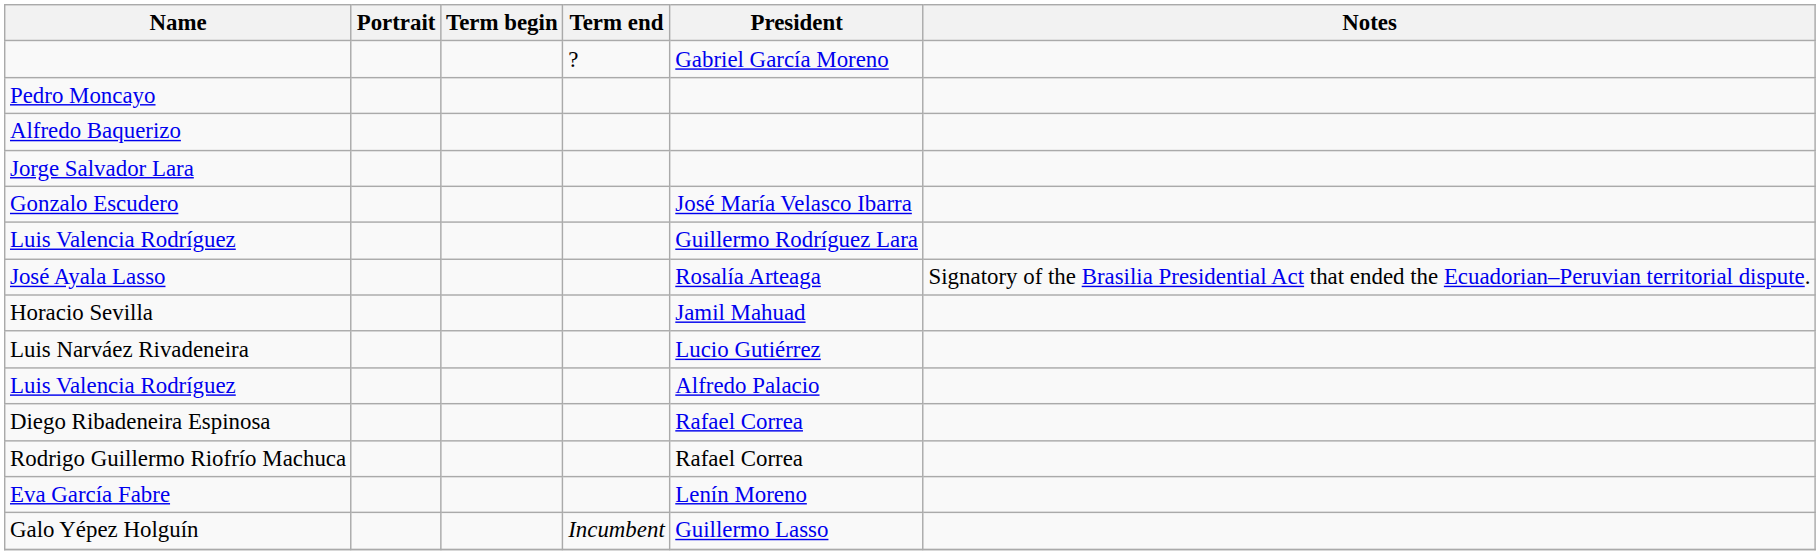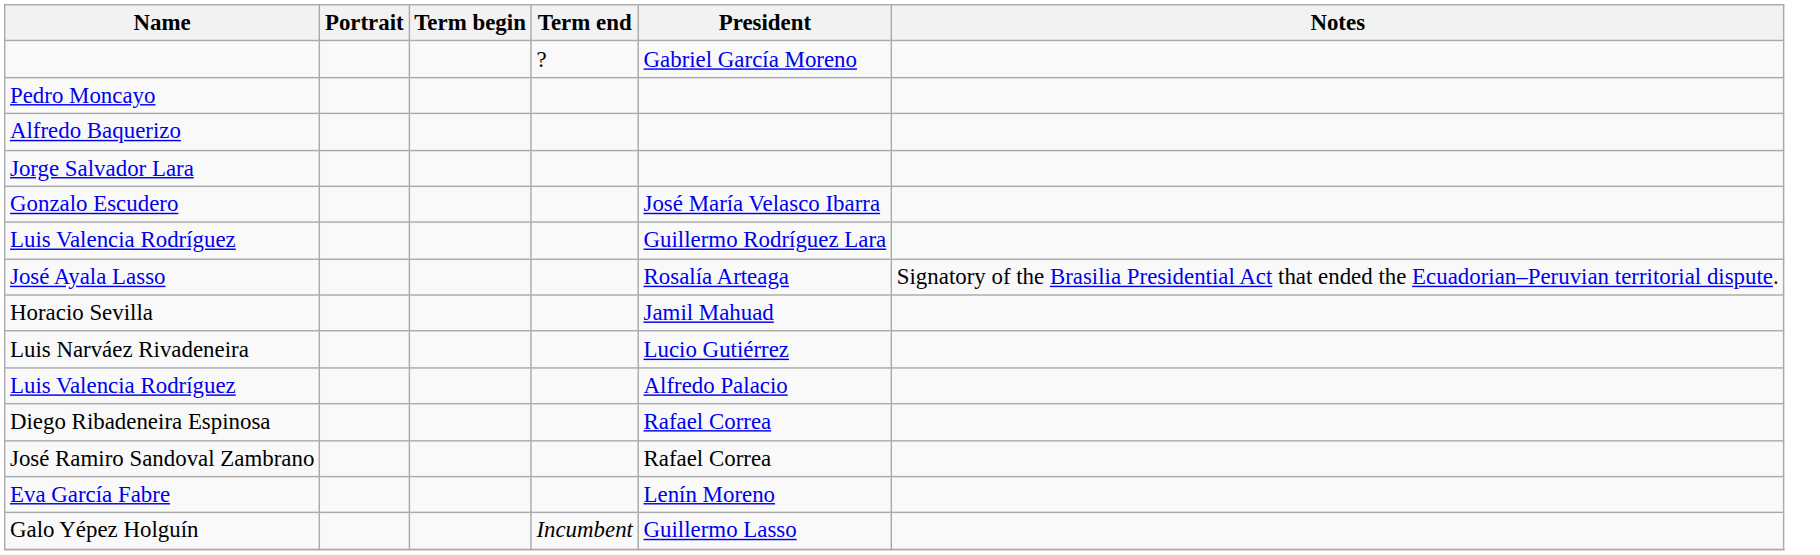- row: (178, 458)
+ row: (162, 458)
